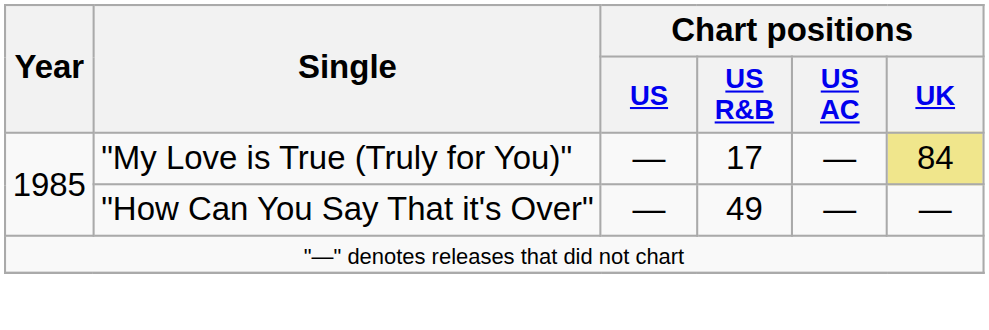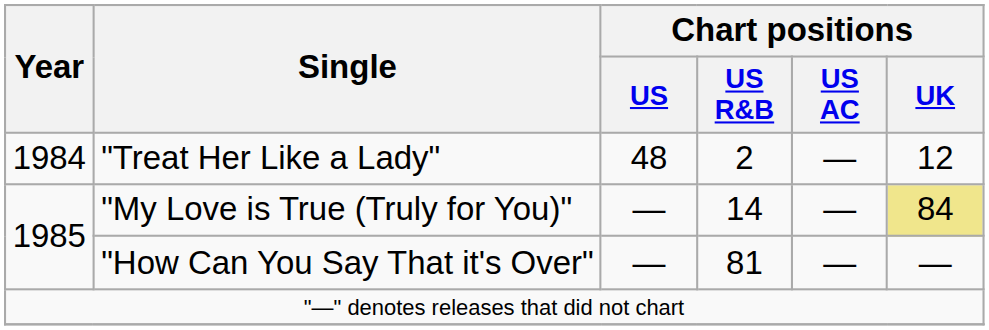+ row: (271, 157)
(744, 157) 17 -> (744, 209) 14
(744, 209) 49 -> (744, 262) 81
